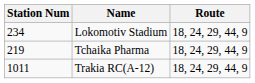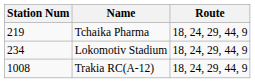rows swapped: (121, 31) <-> (112, 50)
(18, 68) 1011 -> (19, 68) 1008
